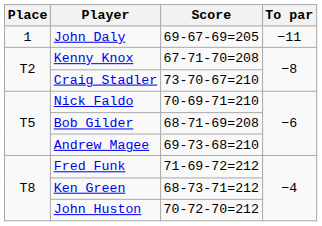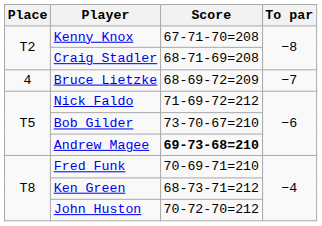- row: (90, 37)
(211, 80) 73-70-67=210 -> (211, 59) 68-71-69=208
+ row: (105, 80)
(211, 102) 70-69-71=210 -> (211, 102) 71-69-72=212
(211, 123) 68-71-69=208 -> (211, 123) 73-70-67=210
(211, 145) normal -> (211, 145) bold
(211, 167) 71-69-72=212 -> (211, 167) 70-69-71=210
